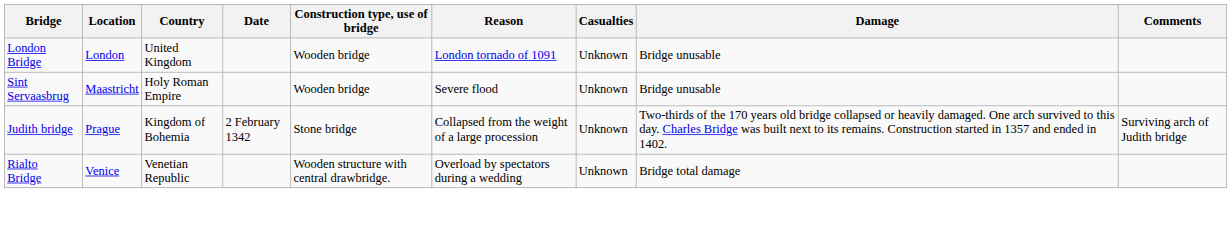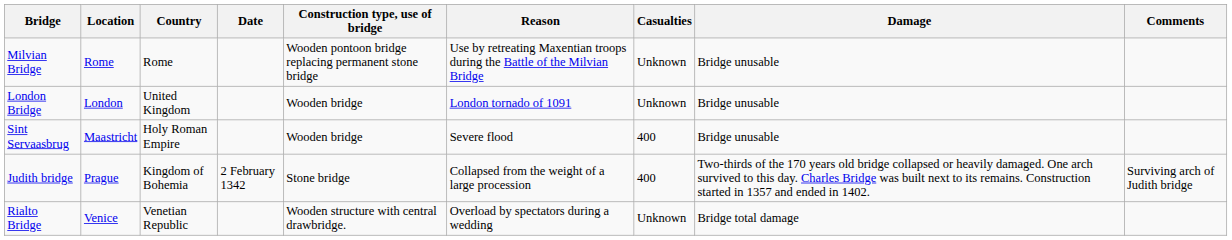+ row: (27, 62)
(603, 89) Unknown -> (646, 136) 400
(603, 129) Unknown -> (646, 177) 400
